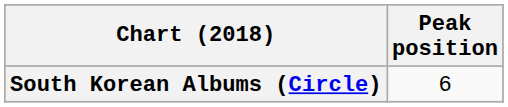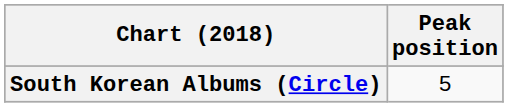(445, 84) 6 -> (445, 84) 5
